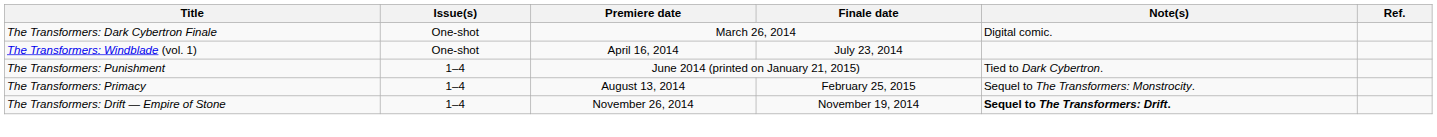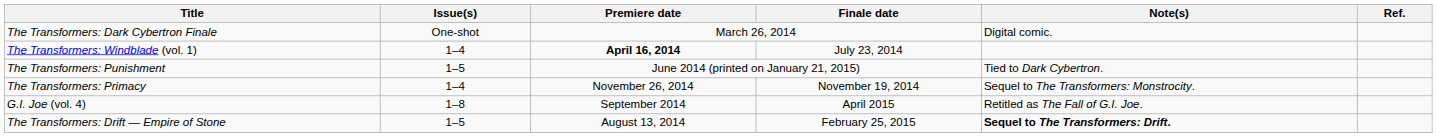(455, 50) One-shot -> (455, 50) 1–4
(643, 50) normal -> (643, 50) bold
(455, 68) 1–4 -> (455, 68) 1–5
(643, 86) August 13, 2014 -> (643, 86) November 26, 2014
(869, 86) February 25, 2015 -> (869, 86) November 19, 2014
+ row: (46, 104)
(455, 104) 1–4 -> (455, 123) 1–5
(643, 104) November 26, 2014 -> (643, 123) August 13, 2014
(869, 104) November 19, 2014 -> (869, 123) February 25, 2015
